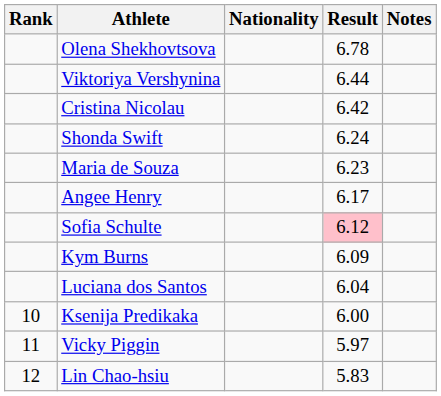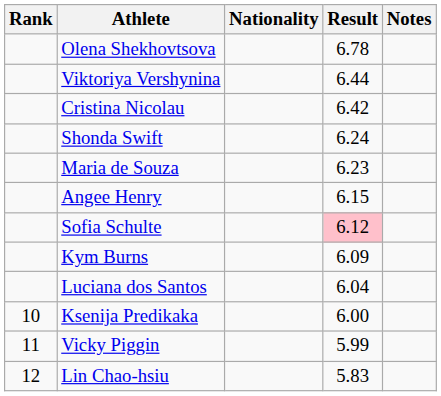(353, 197) 6.17 -> (353, 197) 6.15
(353, 345) 5.97 -> (353, 345) 5.99
